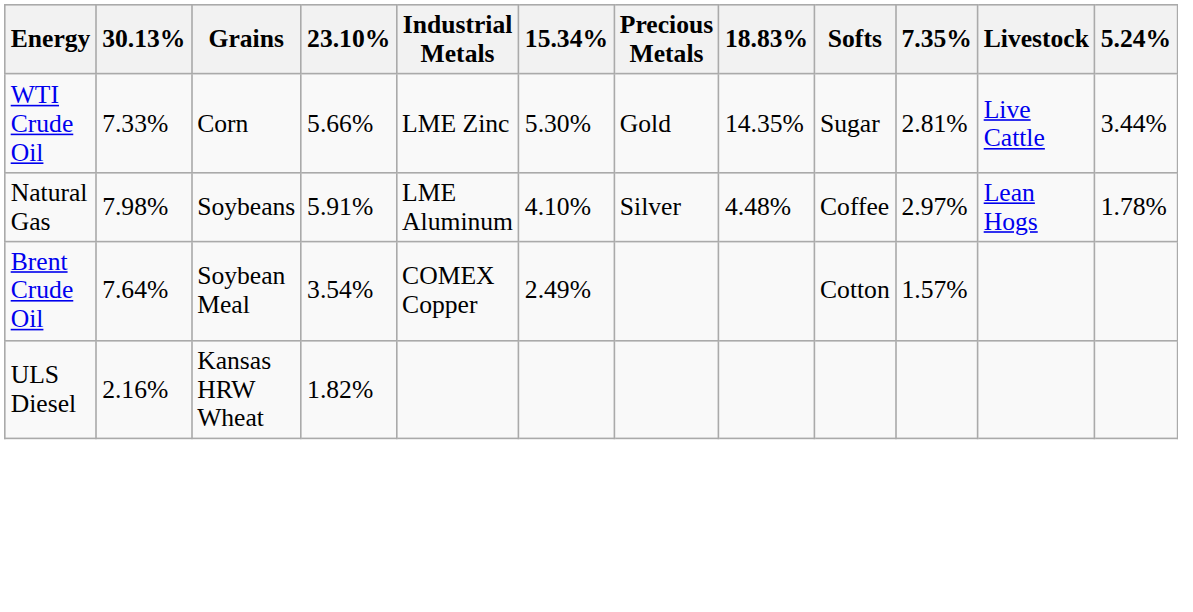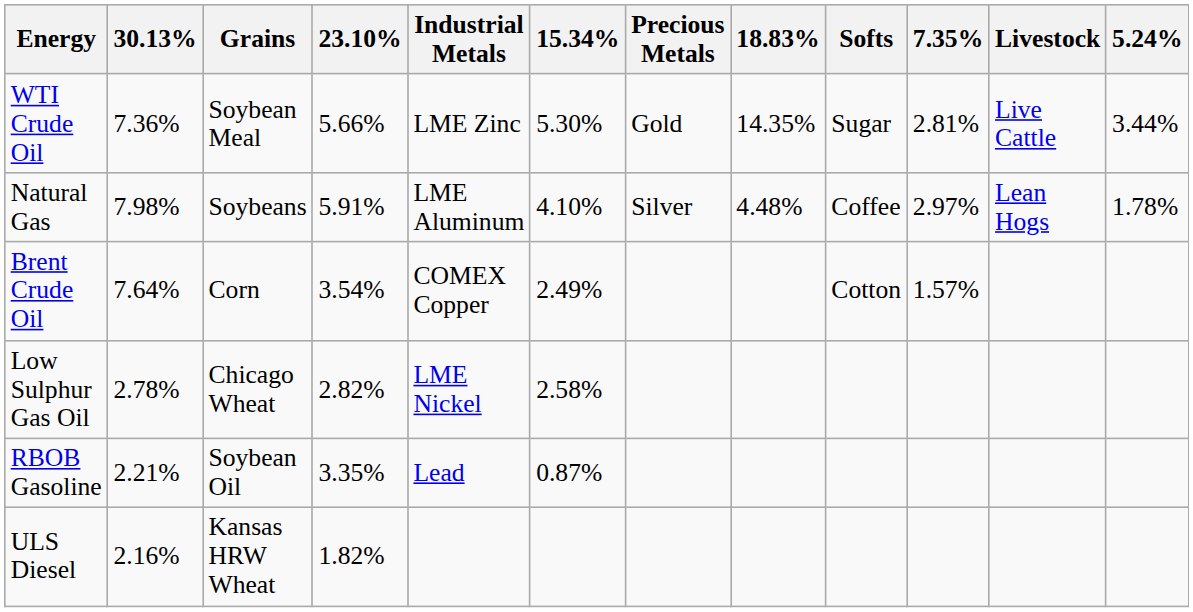(135, 123) 7.33% -> (147, 123) 7.36%
(223, 123) Corn -> (253, 122) Soybean Meal
(241, 290) Soybean Meal -> (234, 290) Corn
+ row: (51, 388)
+ row: (56, 472)
